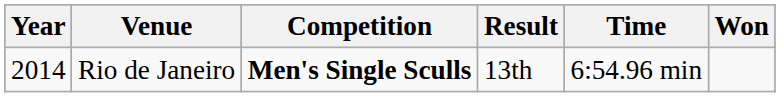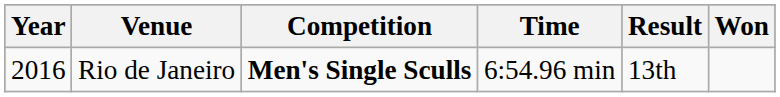columns swapped: (636, 26) <-> (521, 26)
(38, 69) 2014 -> (38, 69) 2016
